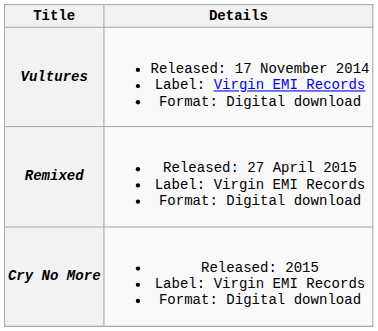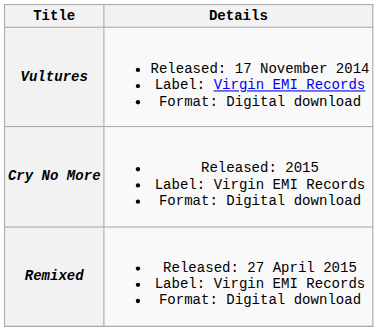rows swapped: (54, 177) <-> (54, 276)
